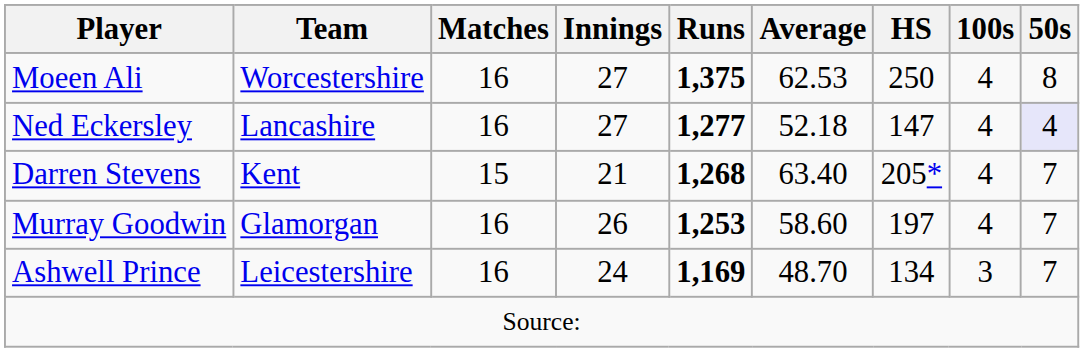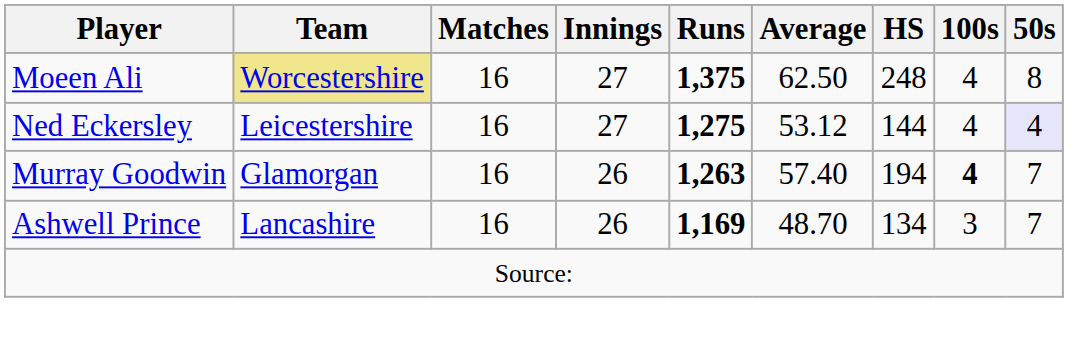(332, 77) no background -> (332, 77) khaki background
(813, 77) 62.53 -> (813, 77) 62.50
(911, 77) 250 -> (904, 77) 248
(308, 126) Lancashire -> (327, 126) Leicestershire
(711, 126) 1,277 -> (711, 126) 1,275
(813, 126) 52.18 -> (813, 126) 53.12
(911, 126) 147 -> (904, 126) 144
- row: (106, 175)
(711, 223) 1,253 -> (711, 175) 1,263
(813, 223) 58.60 -> (813, 175) 57.40
(911, 223) 197 -> (904, 175) 194
(985, 223) normal -> (970, 175) bold
(327, 272) Leicestershire -> (308, 223) Lancashire
(613, 272) 24 -> (613, 223) 26
